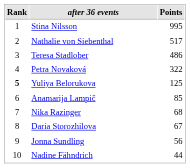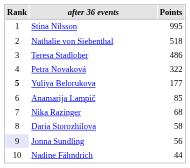(176, 41) 517 -> (176, 41) 518
(176, 84) 125 -> (176, 84) 177
(178, 126) 67 -> (178, 126) 58
(17, 141) no background -> (17, 141) lavender background
